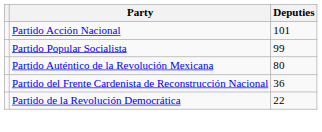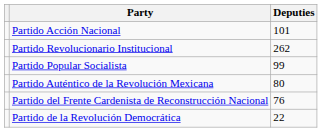+ row: (92, 48)
(279, 83) 36 -> (279, 100) 76
